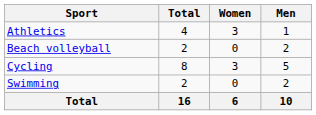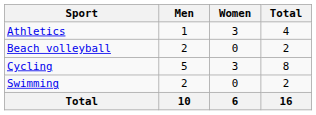columns swapped: (286, 13) <-> (184, 13)
